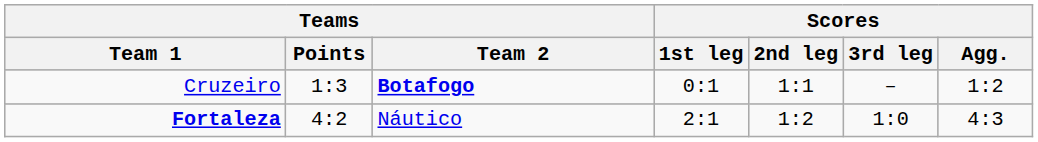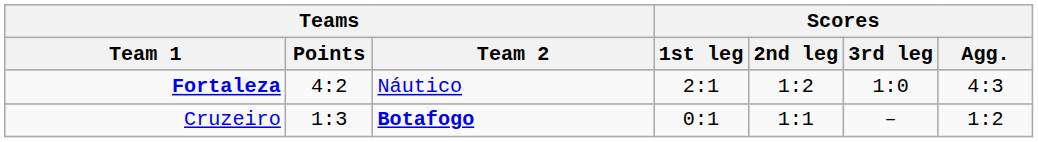rows swapped: (232, 87) <-> (226, 120)
